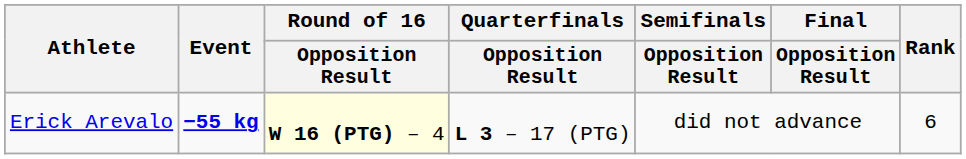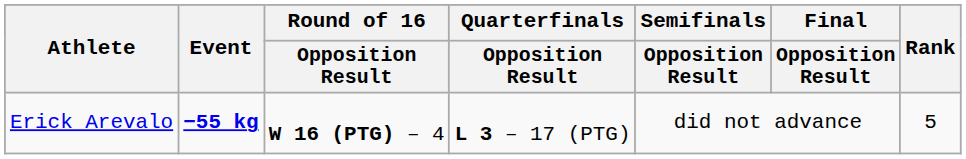(357, 135) lightyellow background -> (357, 135) no background
(930, 123) 6 -> (930, 123) 5
